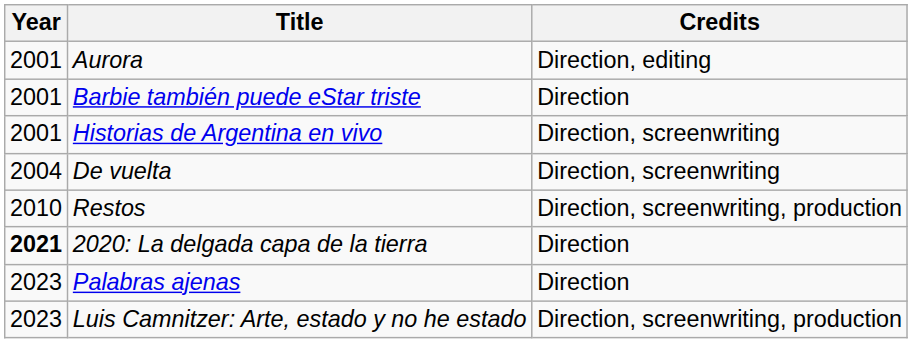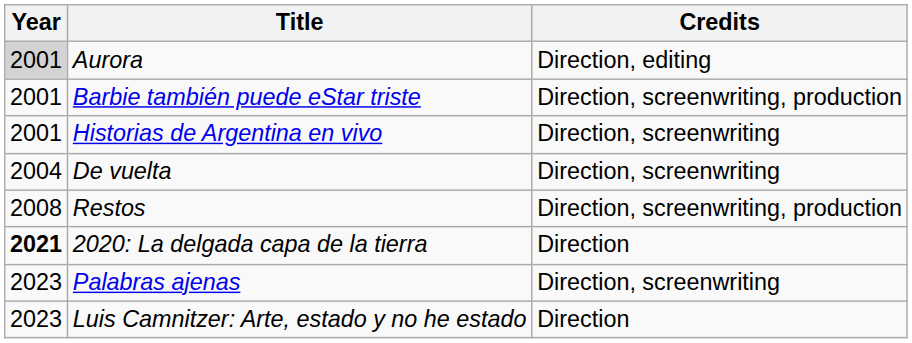(36, 60) no background -> (36, 60) lightgrey background
(583, 97) Direction -> (720, 97) Direction, screenwriting, production
(36, 208) 2010 -> (36, 208) 2008
(583, 282) Direction -> (659, 282) Direction, screenwriting
(720, 319) Direction, screenwriting, production -> (583, 319) Direction
